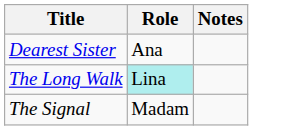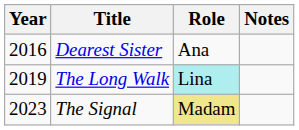+ column: (28, 19)
(160, 109) no background -> (207, 109) khaki background
